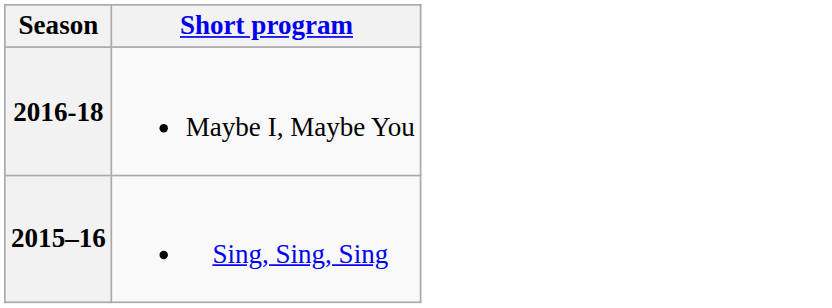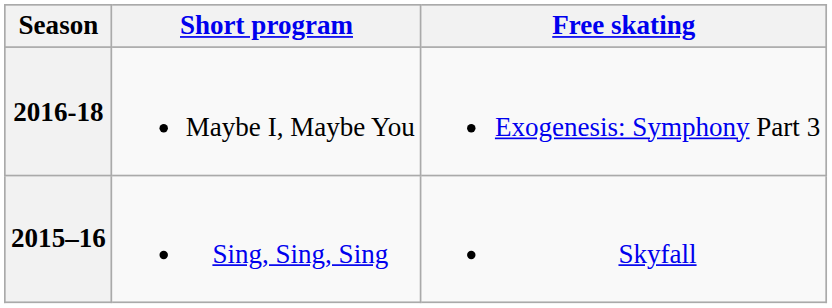+ column: (624, 25)
